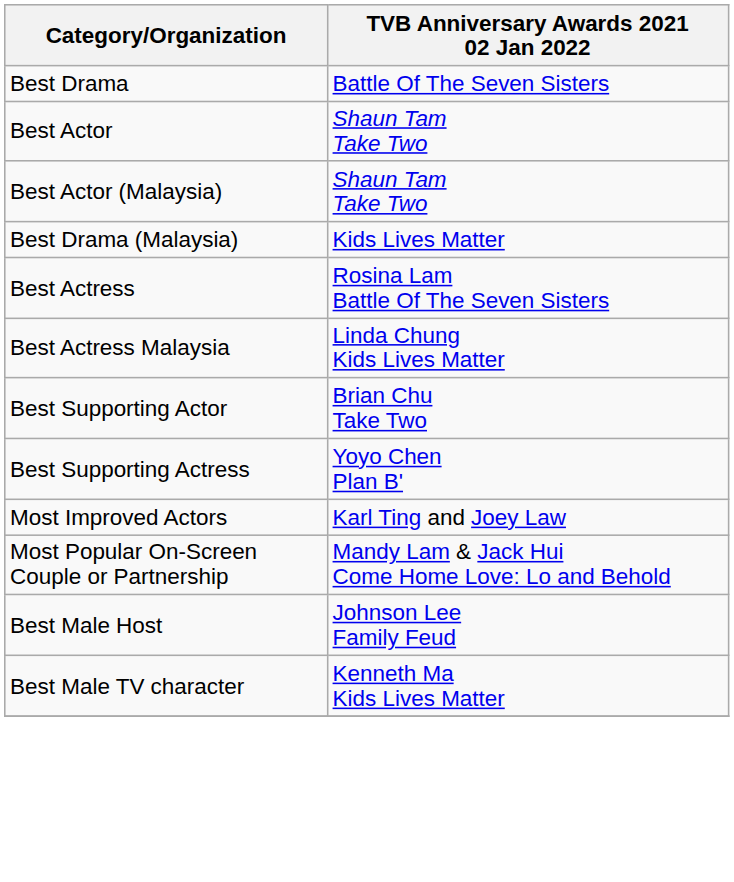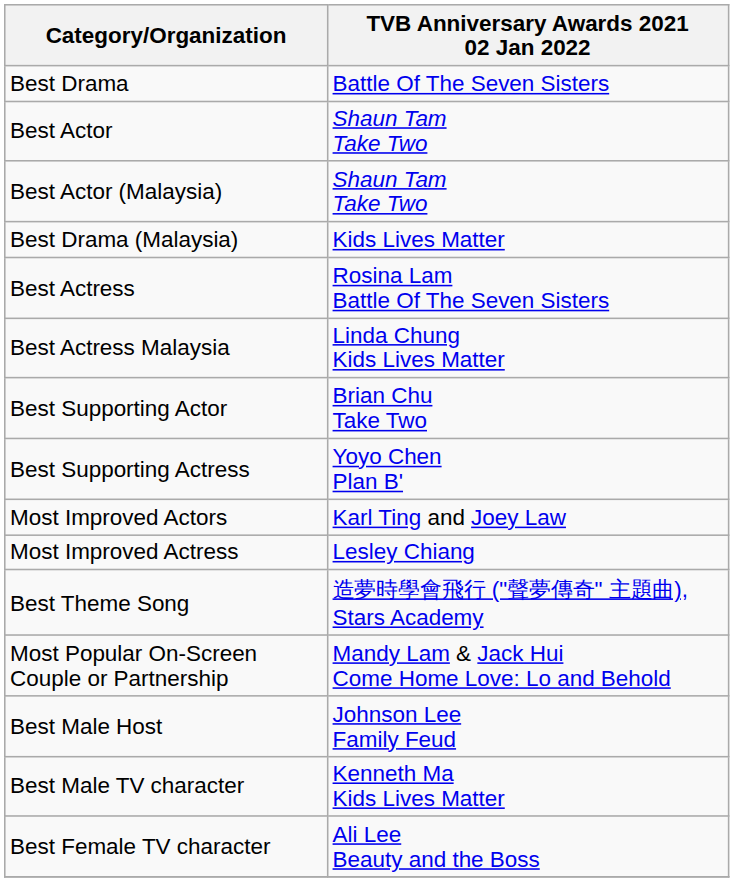+ row: (124, 553)
+ row: (100, 603)
+ row: (140, 847)
